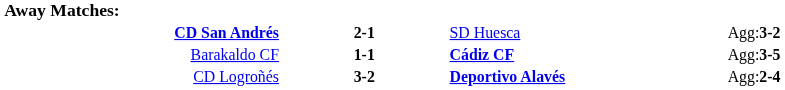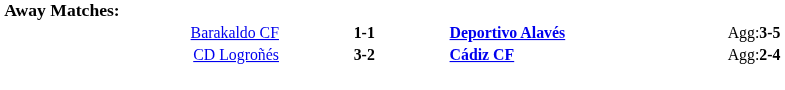- row: (227, 32)
(482, 54) Cádiz CF -> (507, 32) Deportivo Alavés
(507, 76) Deportivo Alavés -> (482, 54) Cádiz CF
